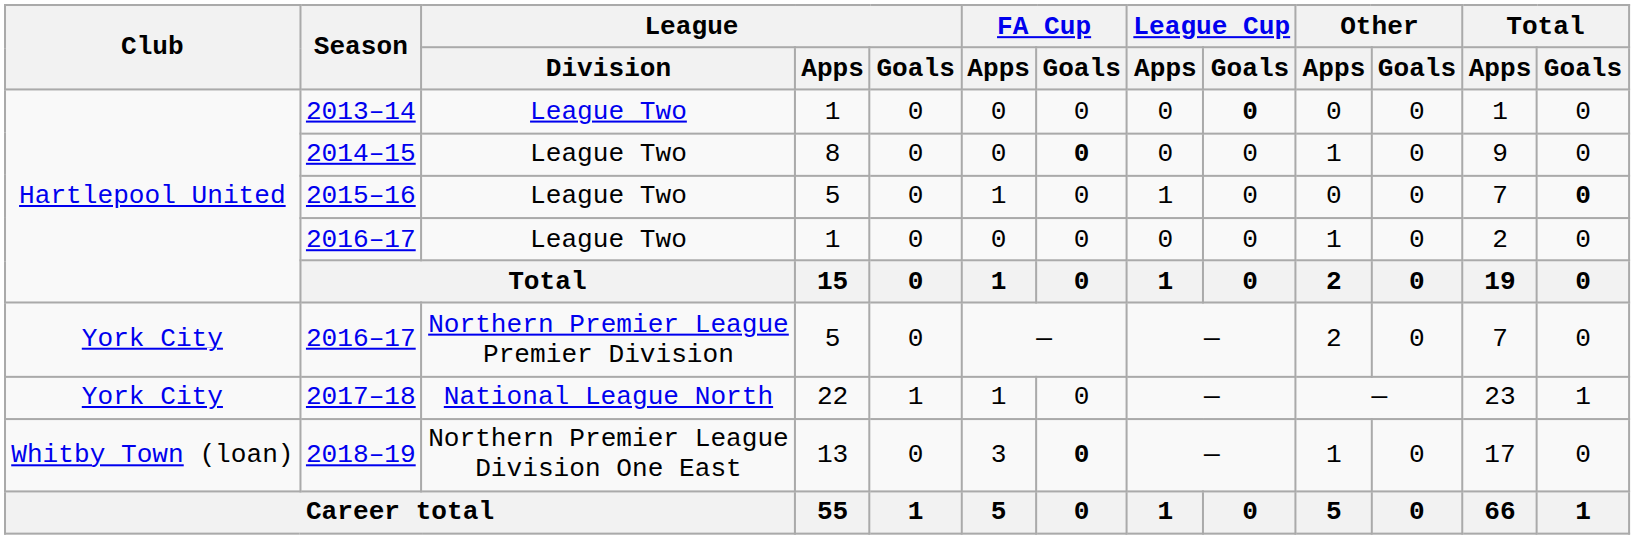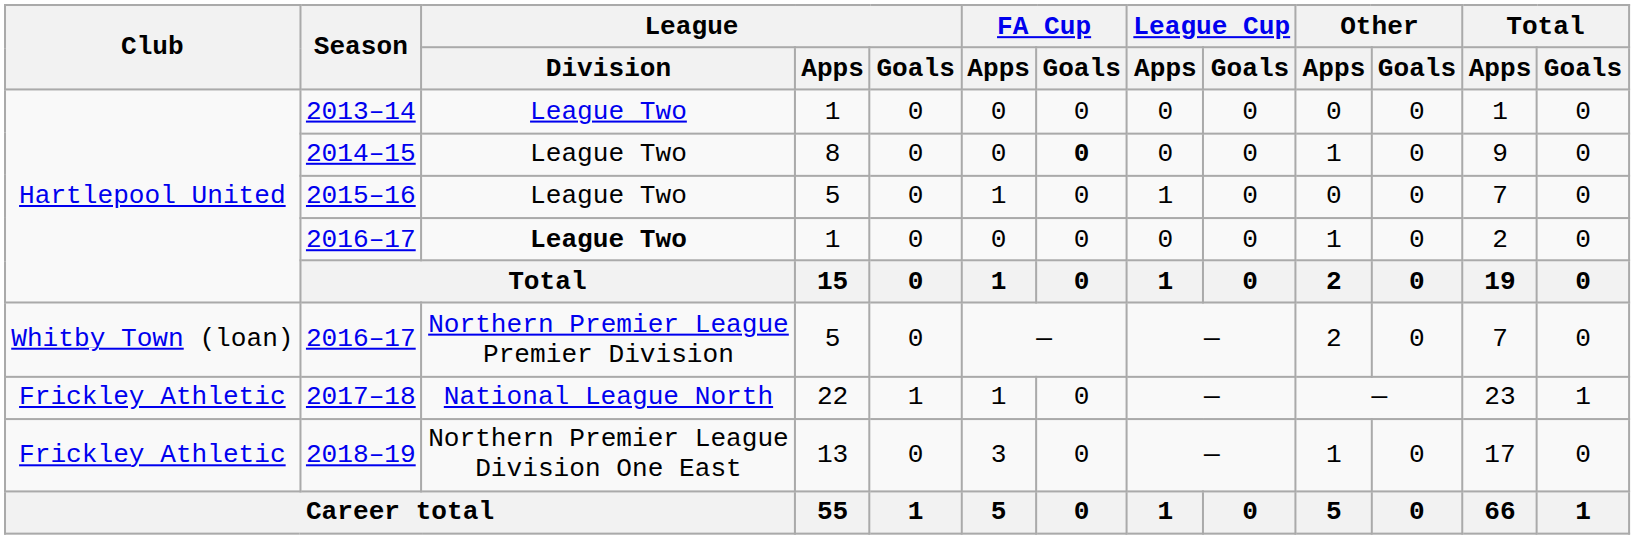(1250, 111) bold -> (1250, 111) normal
(1583, 197) bold -> (1583, 197) normal
(608, 239) normal -> (608, 239) bold
(152, 339) York City -> (152, 339) Whitby Town (loan)
(152, 397) York City -> (152, 397) Frickley Athletic
(152, 455) Whitby Town (loan) -> (152, 455) Frickley Athletic
(1082, 455) bold -> (1082, 455) normal
